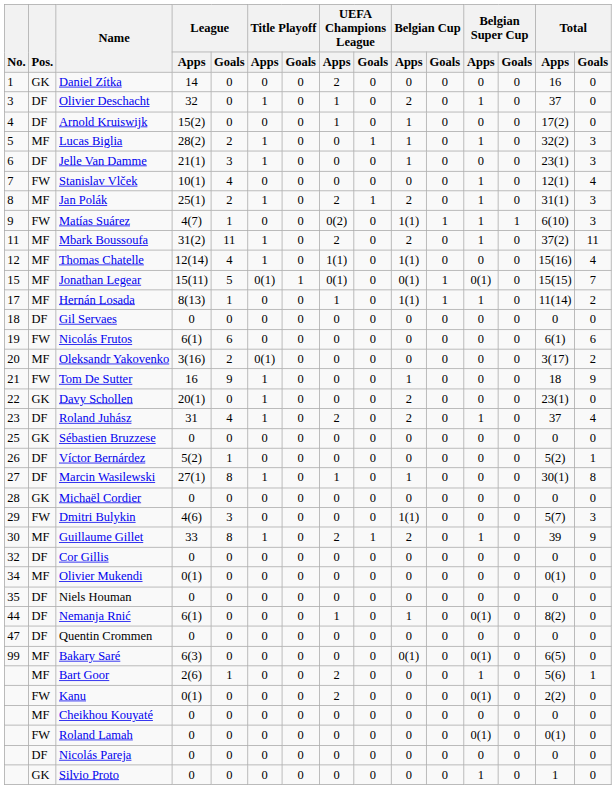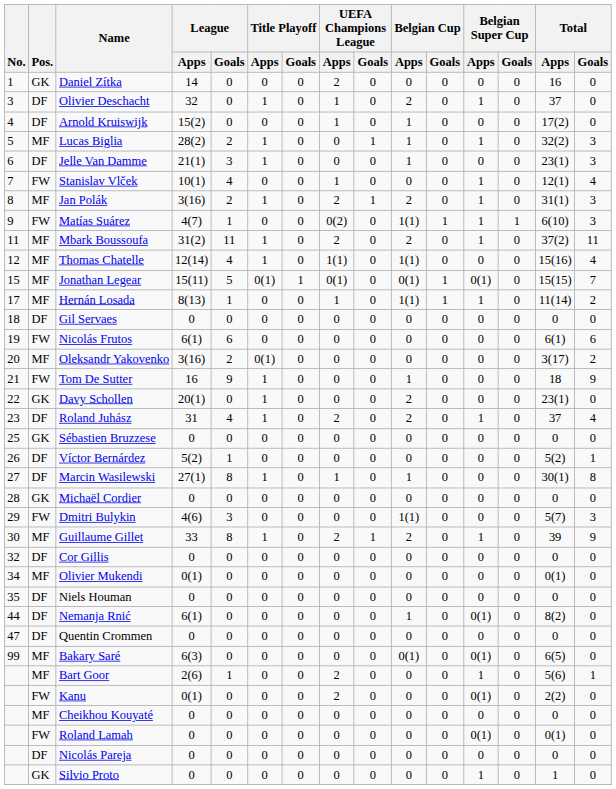(337, 181) 0 -> (337, 181) 1
(192, 200) 25(1) -> (192, 200) 3(16)
(337, 616) 1 -> (337, 616) 0
